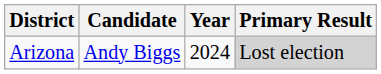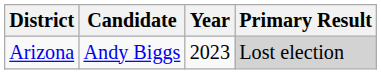(210, 52) 2024 -> (210, 52) 2023
